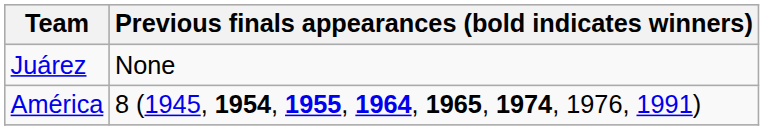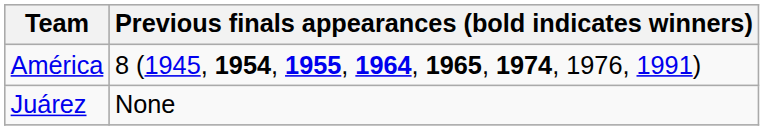rows swapped: (49, 64) <-> (57, 104)
